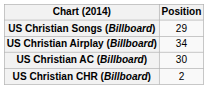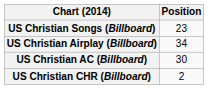(181, 28) 29 -> (181, 28) 23
